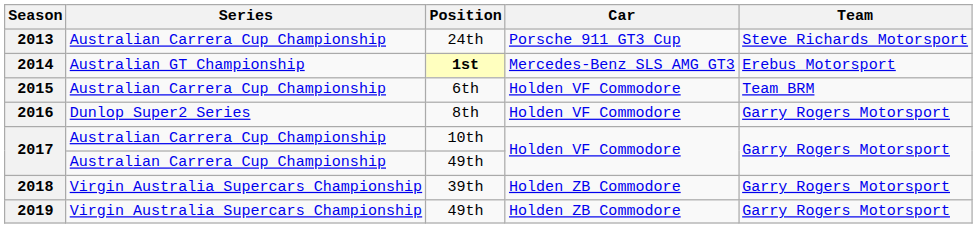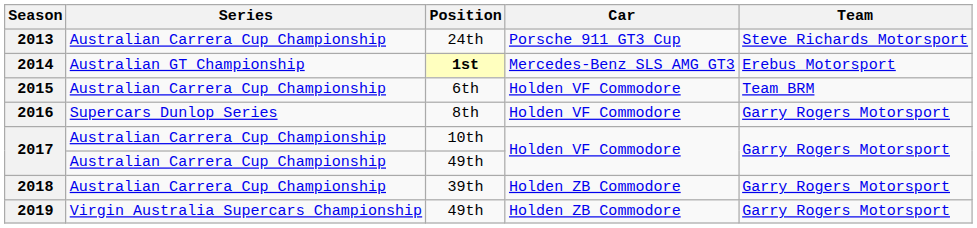(160, 114) Dunlop Super2 Series -> (174, 114) Supercars Dunlop Series
(246, 187) Virgin Australia Supercars Championship -> (228, 187) Australian Carrera Cup Championship
